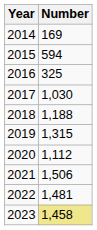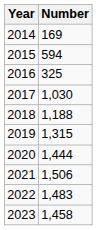(57, 154) 1,112 -> (57, 154) 1,444
(57, 194) 1,481 -> (57, 194) 1,483
(57, 214) khaki background -> (57, 214) no background
